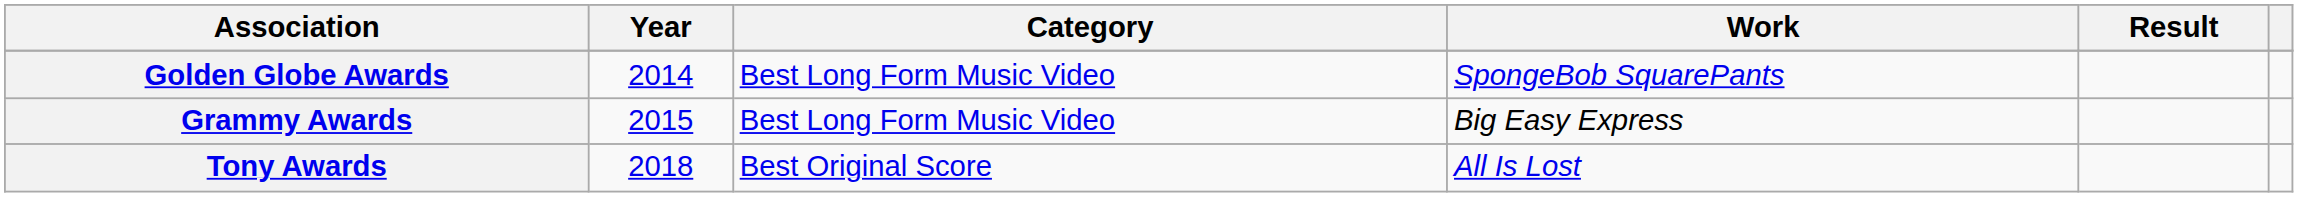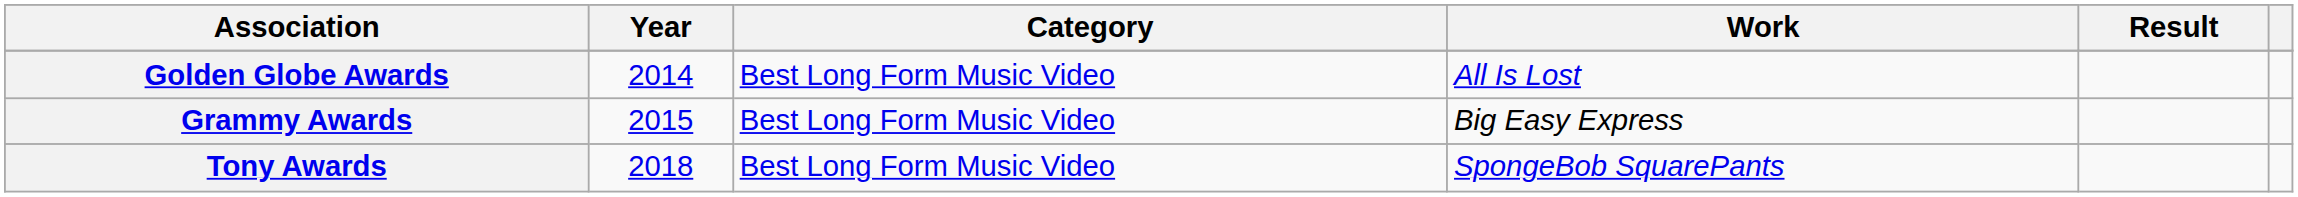(1619, 74) SpongeBob SquarePants -> (1517, 74) All Is Lost
(866, 167) Best Original Score -> (927, 167) Best Long Form Music Video
(1517, 167) All Is Lost -> (1619, 167) SpongeBob SquarePants
